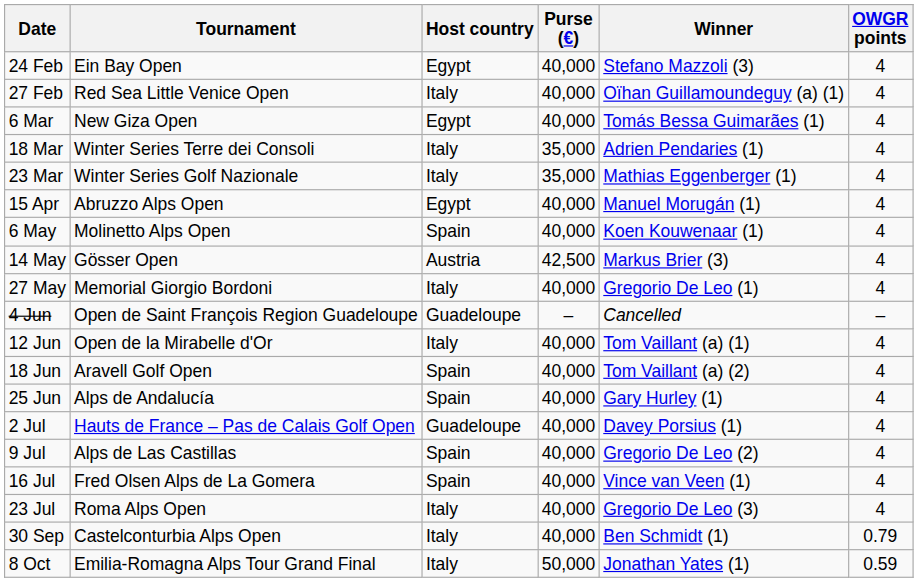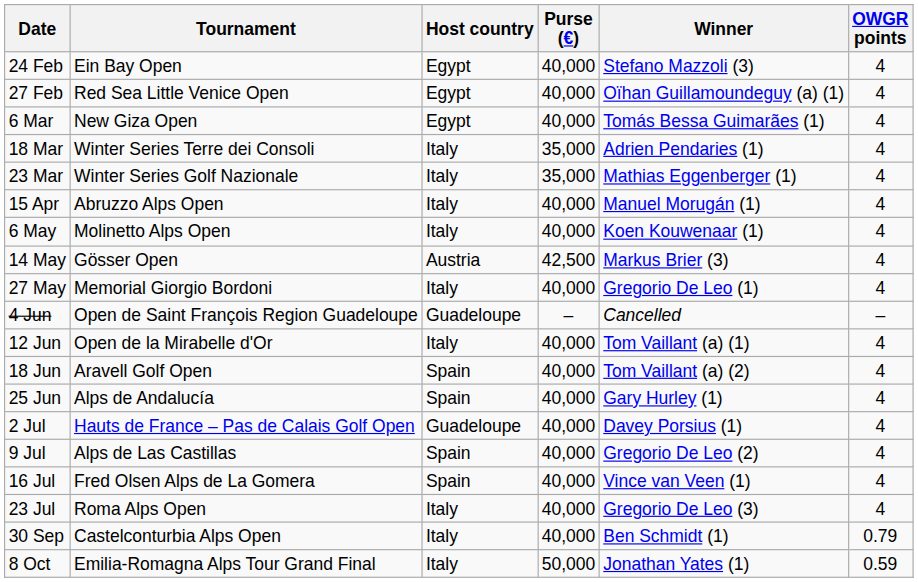(442, 93) Italy -> (448, 93) Egypt
(448, 204) Egypt -> (442, 204) Italy
(448, 232) Spain -> (442, 232) Italy
